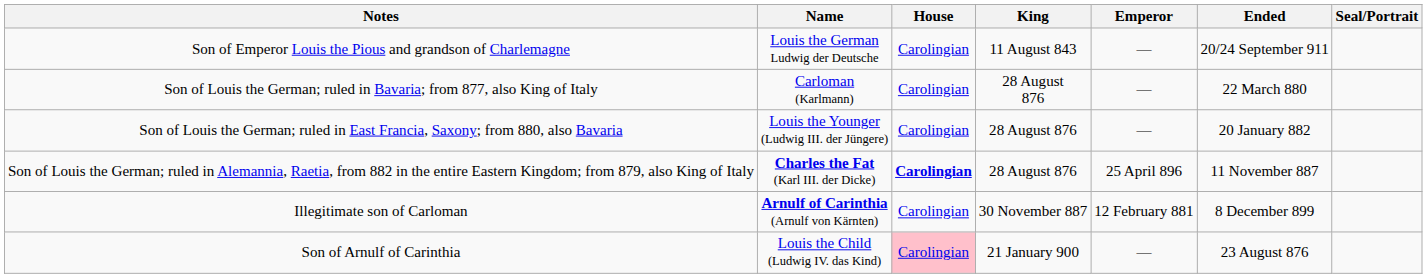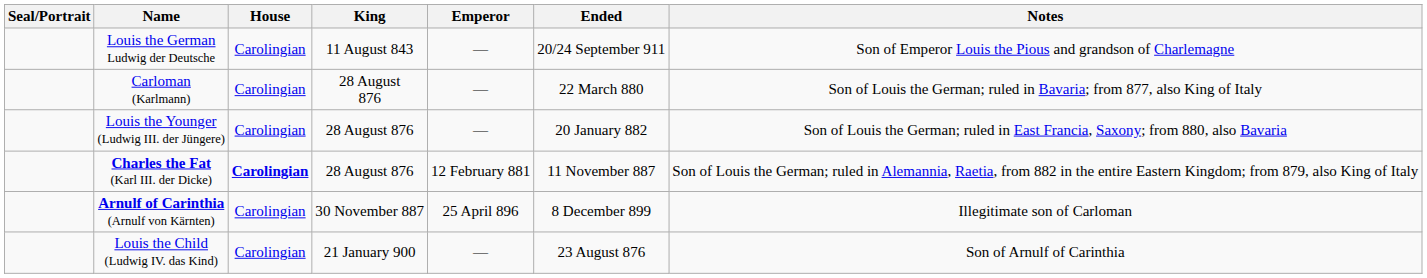columns swapped: (1377, 16) <-> (381, 16)
(1144, 171) 25 April 896 -> (481, 171) 12 February 881
(1144, 211) 12 February 881 -> (481, 211) 25 April 896
(933, 252) pink background -> (270, 252) no background
